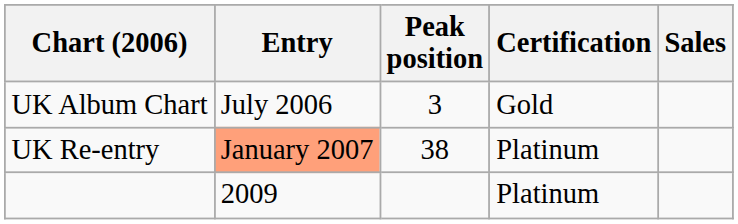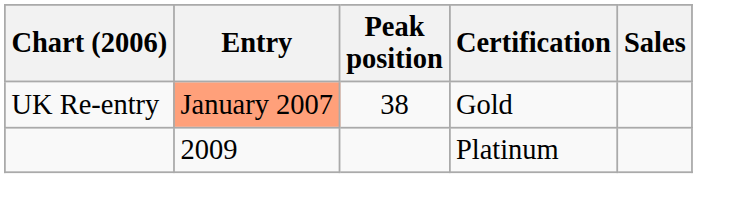- row: (110, 104)
(548, 149) Platinum -> (484, 104) Gold
